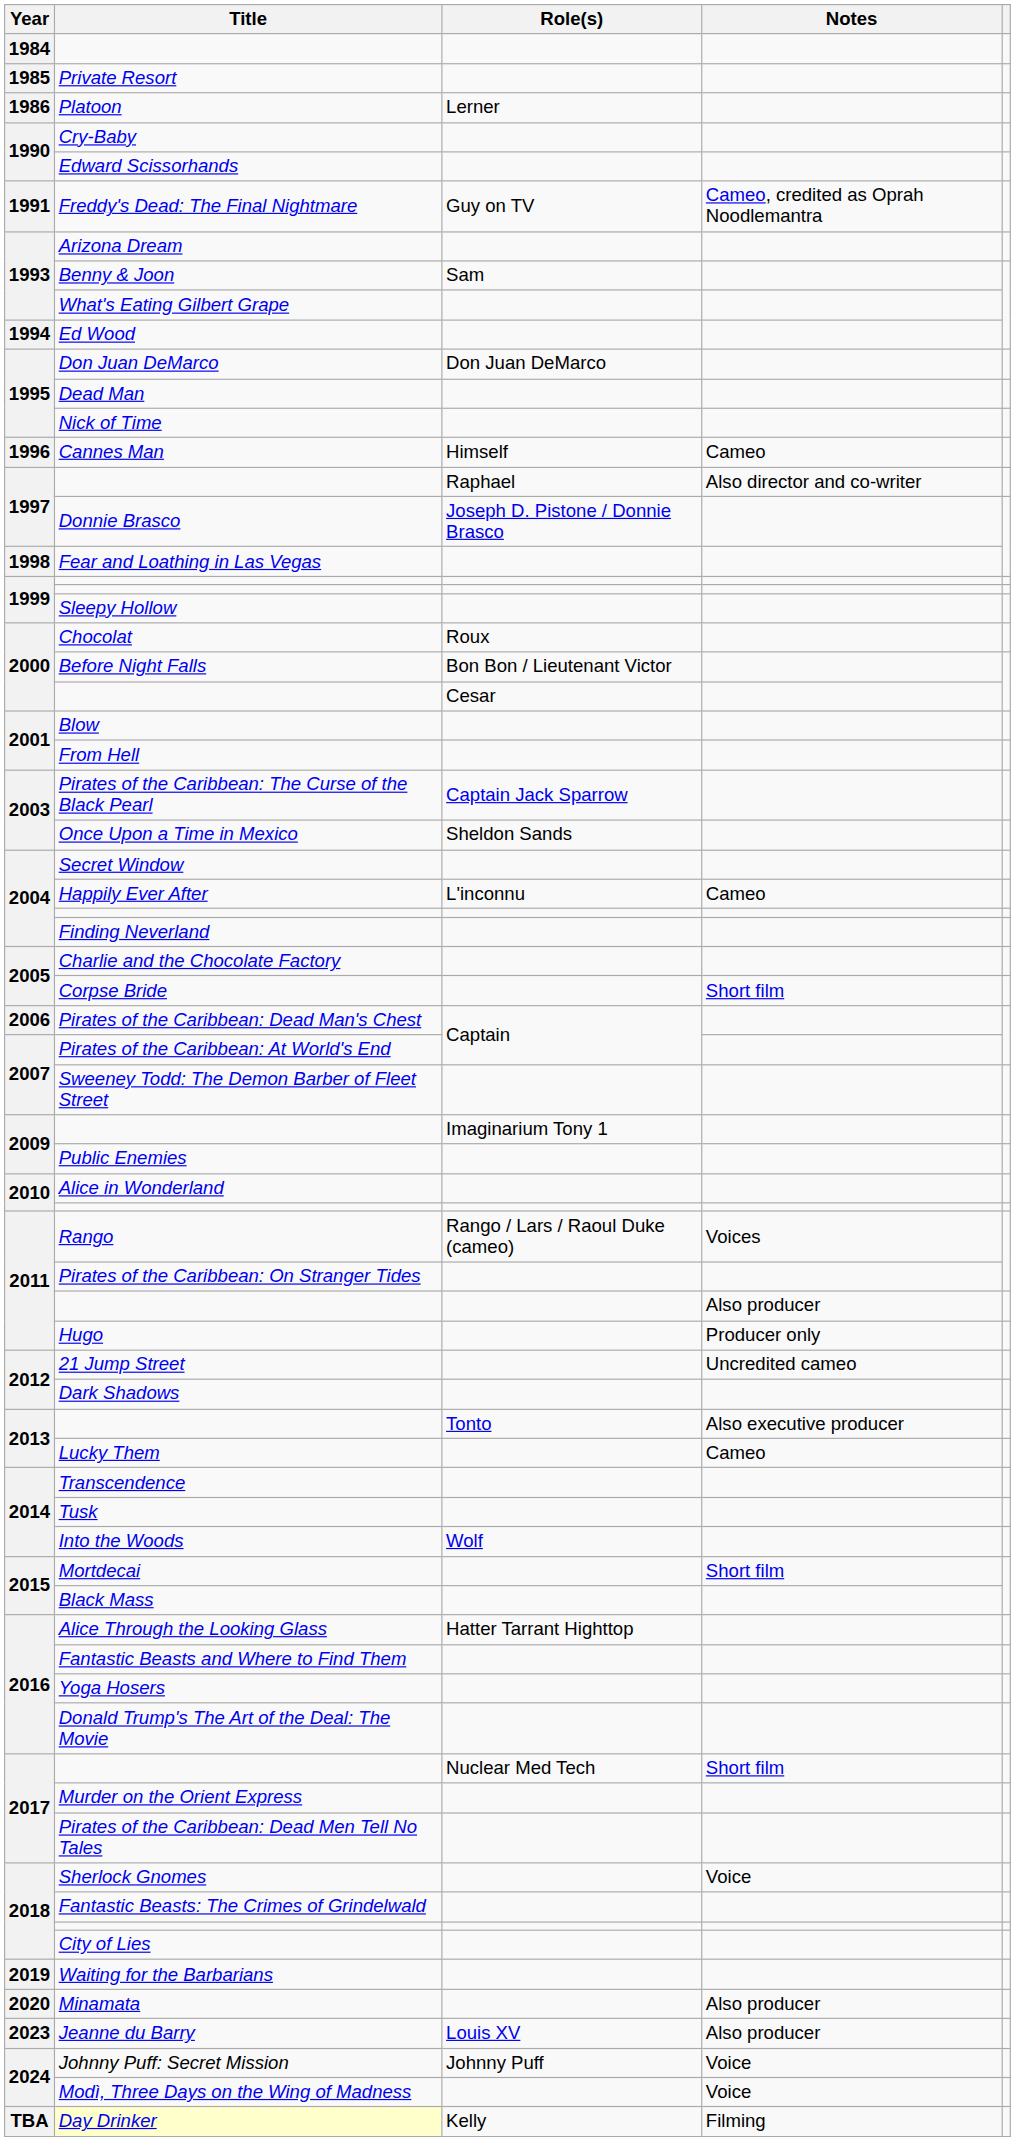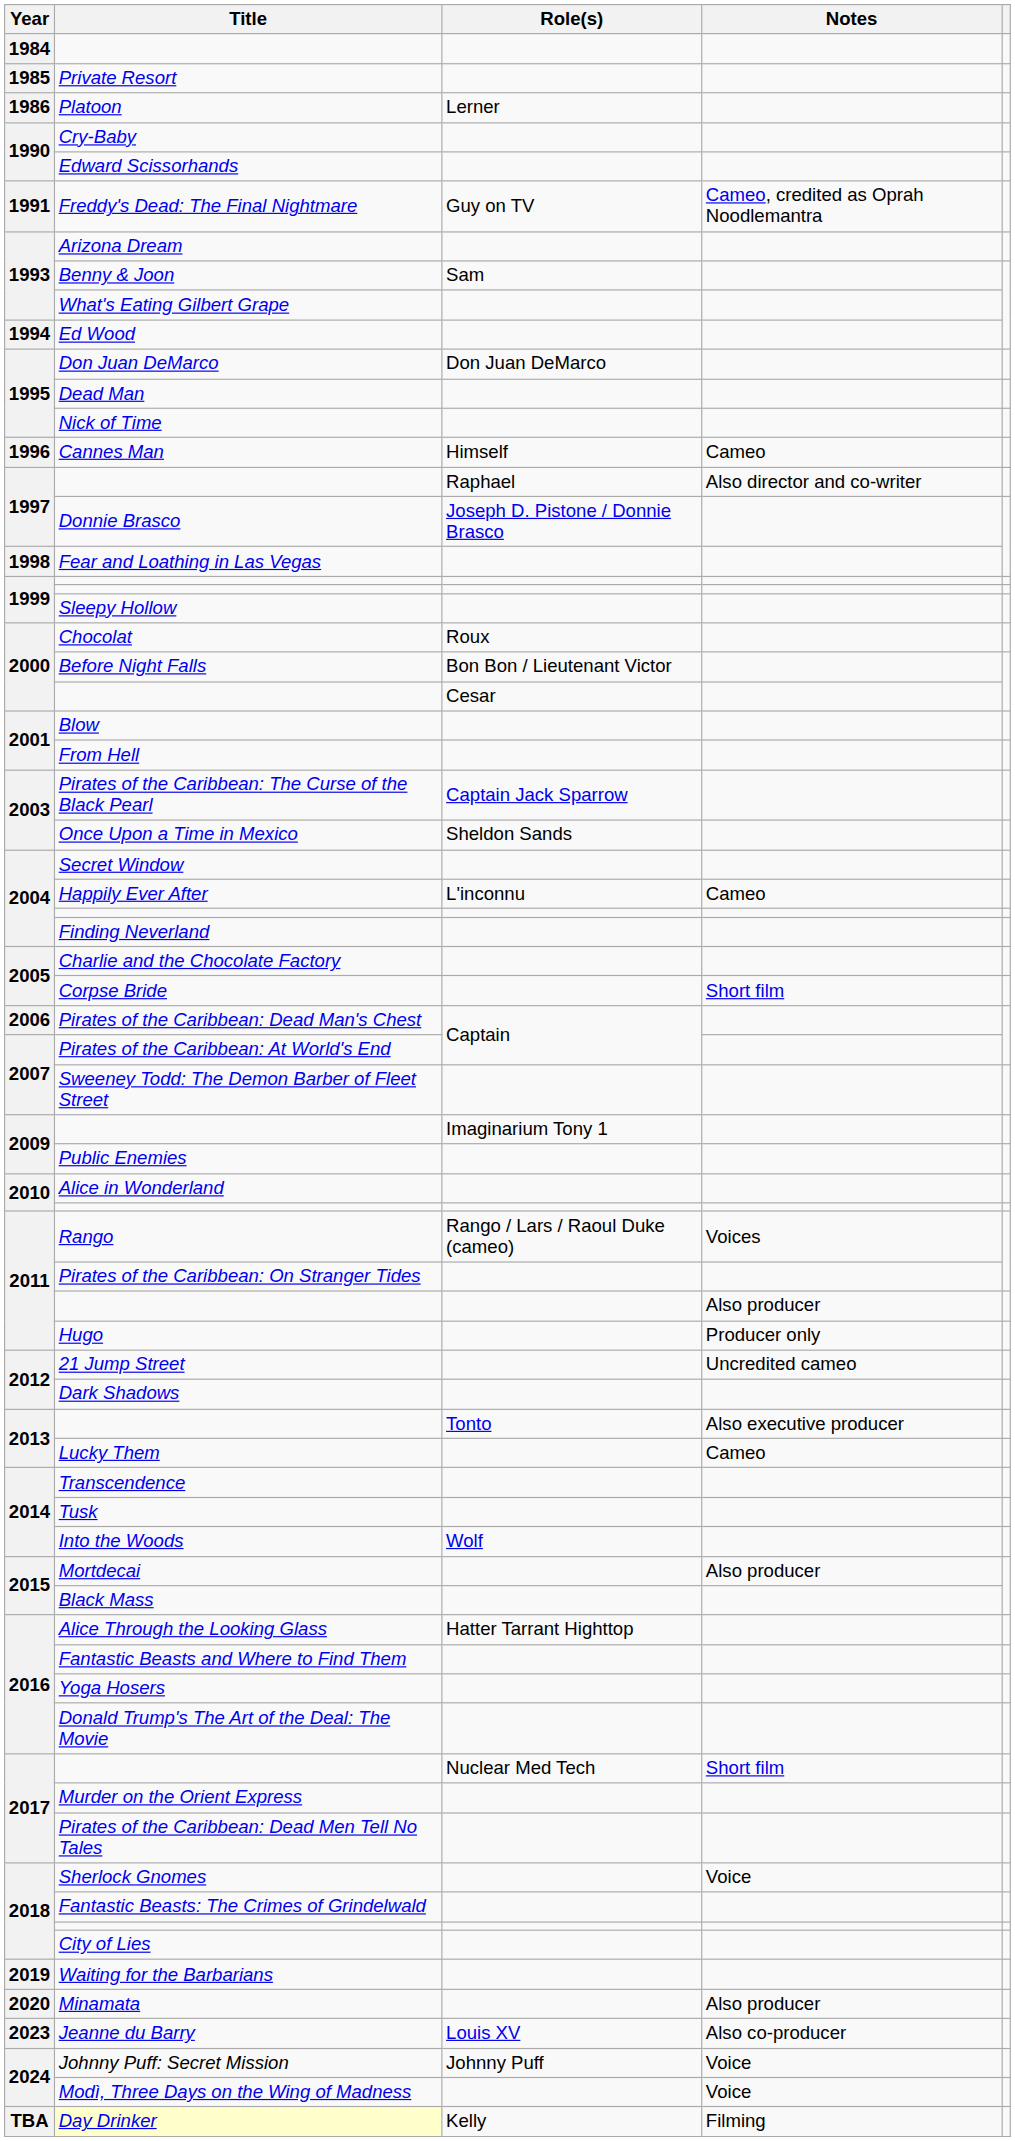(745, 1570) Short film -> (763, 1570) Also producer
(763, 2033) Also producer -> (776, 2033) Also co-producer
